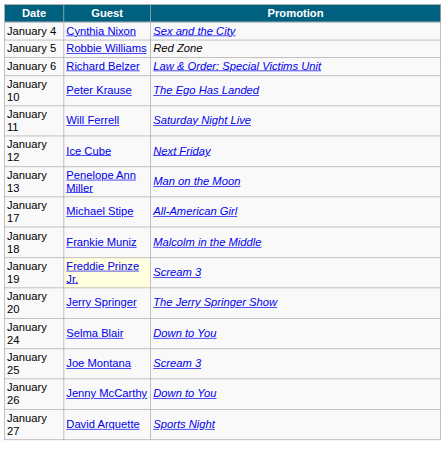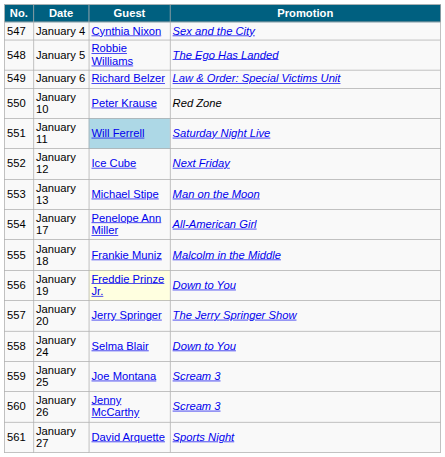+ column: (19, 13)
(178, 48) Red Zone -> (226, 55) The Ego Has Landed
(206, 90) The Ego Has Landed -> (197, 103) Red Zone
(93, 121) no background -> (118, 133) lightblue background
(101, 181) Penelope Ann Miller -> (125, 194) Michael Stipe
(100, 212) Michael Stipe -> (126, 224) Penelope Ann Miller
(177, 272) Scream 3 -> (204, 285) Down to You
(185, 394) Down to You -> (197, 406) Scream 3
